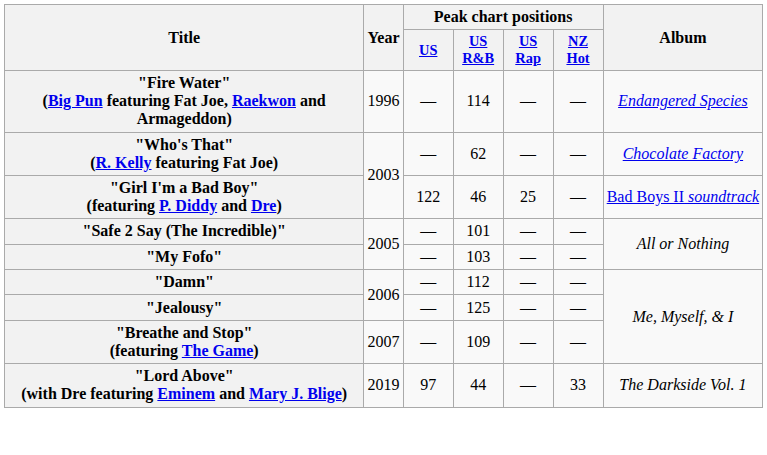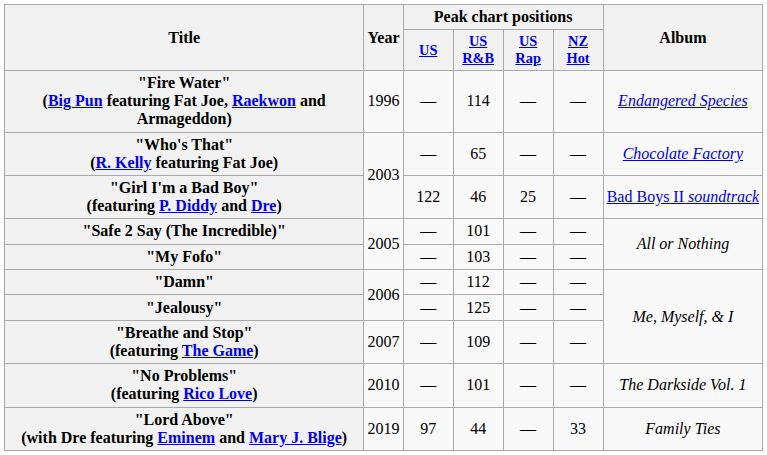(478, 153) 62 -> (478, 153) 65
+ row: (184, 385)
(683, 385) The Darkside Vol. 1 -> (683, 428) Family Ties
